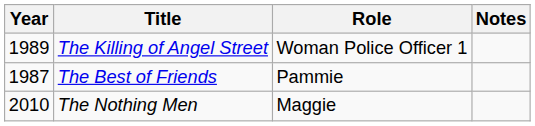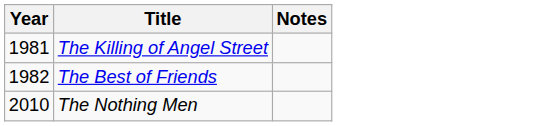- column: (372, 18)
(29, 47) 1989 -> (29, 47) 1981
(29, 76) 1987 -> (29, 76) 1982
